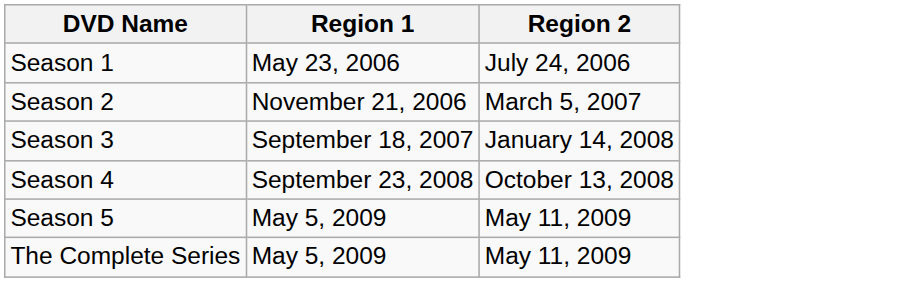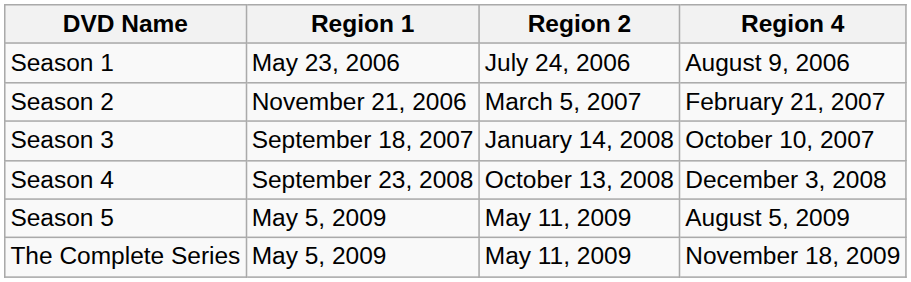+ column: (793, 23)
